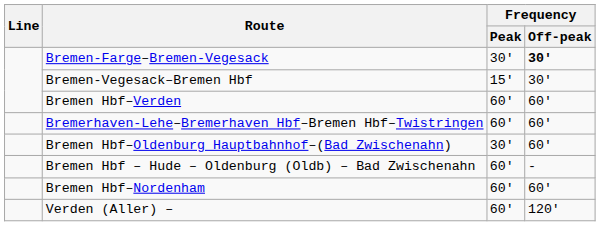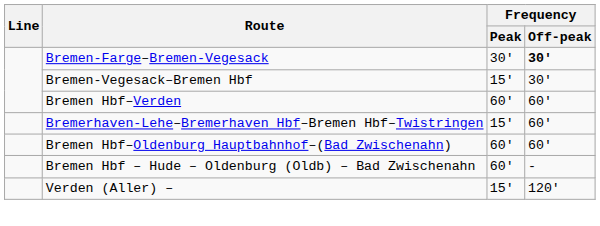(502, 123) 60' -> (502, 123) 15'
(502, 145) 30' -> (502, 145) 60'
- row: (125, 188)
(502, 210) 60' -> (502, 188) 15'
